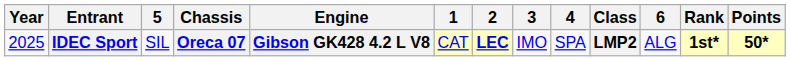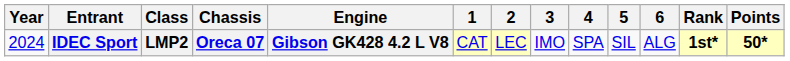columns swapped: (615, 17) <-> (157, 17)
(26, 42) 2025 -> (26, 42) 2024
(493, 42) bold -> (511, 42) normal
